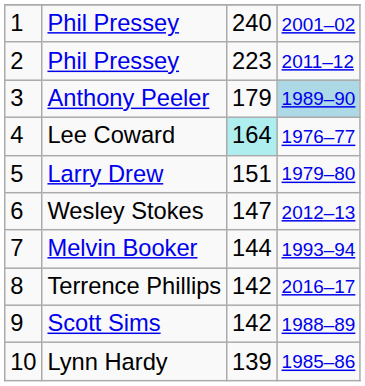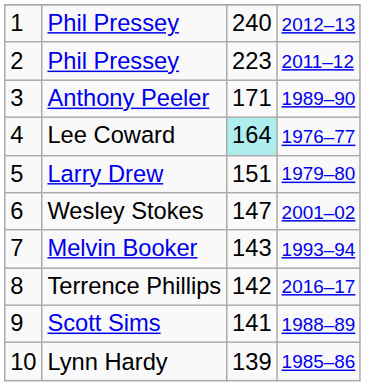(318, 24) 2001–02 -> (318, 24) 2012–13
(252, 98) 179 -> (252, 98) 171
(318, 99) lightblue background -> (318, 99) no background
(318, 211) 2012–13 -> (318, 211) 2001–02
(252, 248) 144 -> (252, 248) 143
(252, 323) 142 -> (252, 323) 141
